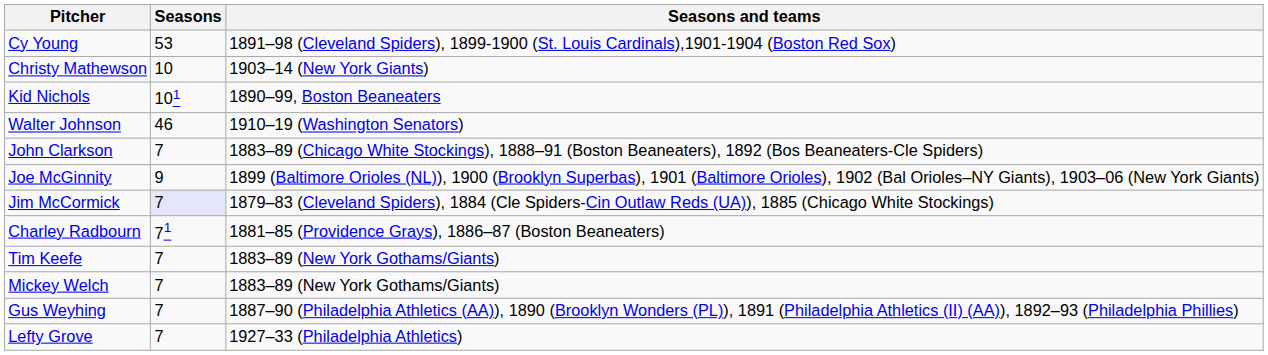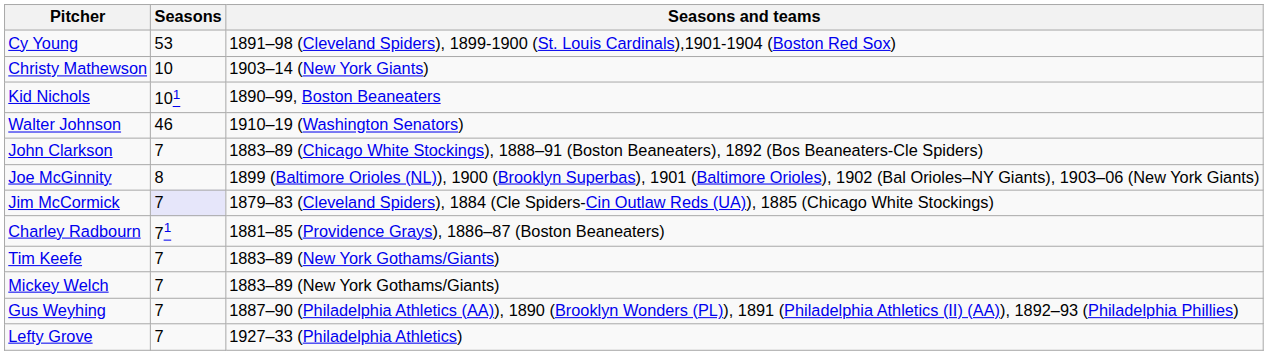(159, 177) 9 -> (159, 177) 8
